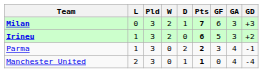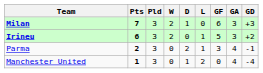columns swapped: (202, 11) <-> (136, 11)
